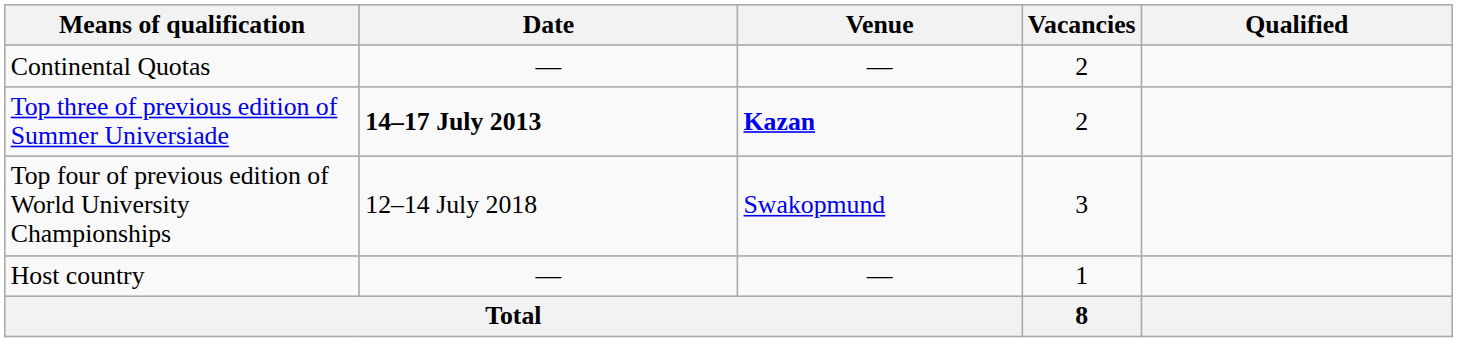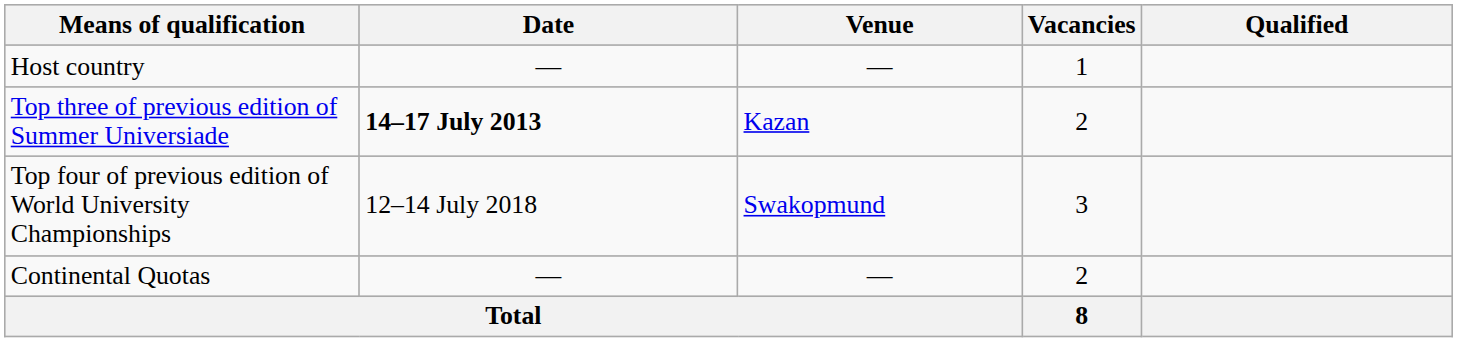rows swapped: (78, 275) <-> (111, 65)
(779, 121) bold -> (776, 121) normal
